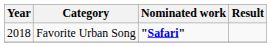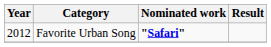(19, 32) 2018 -> (19, 32) 2012
